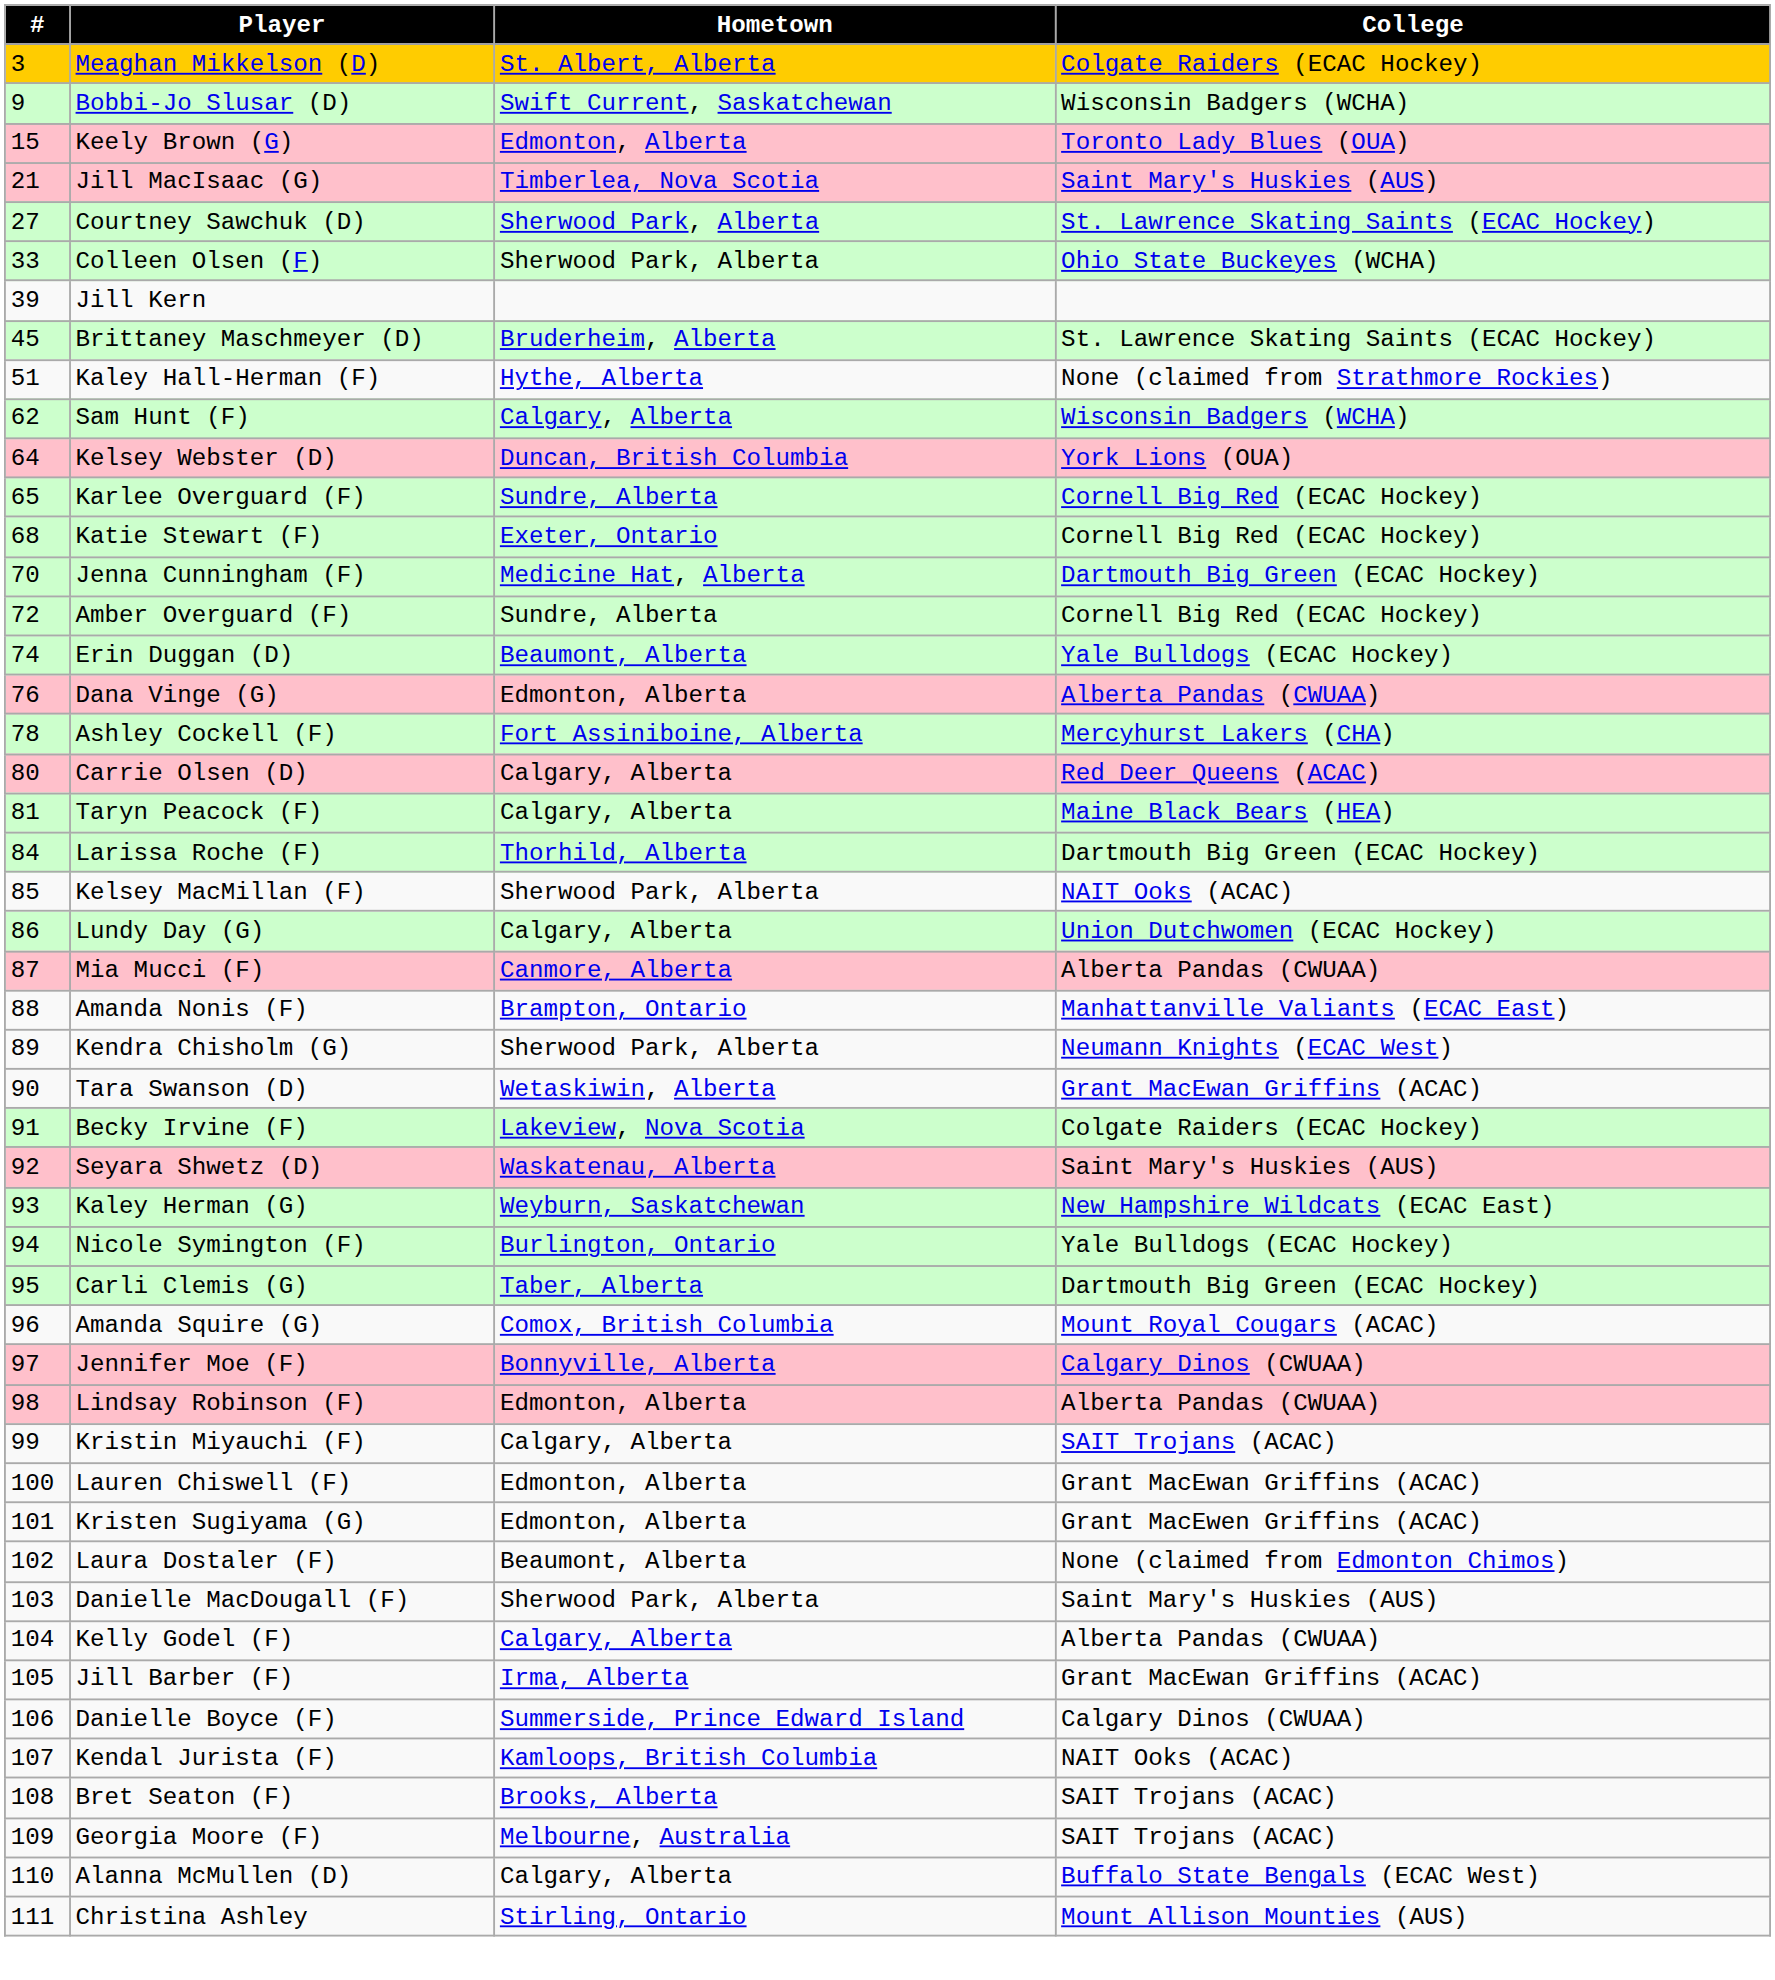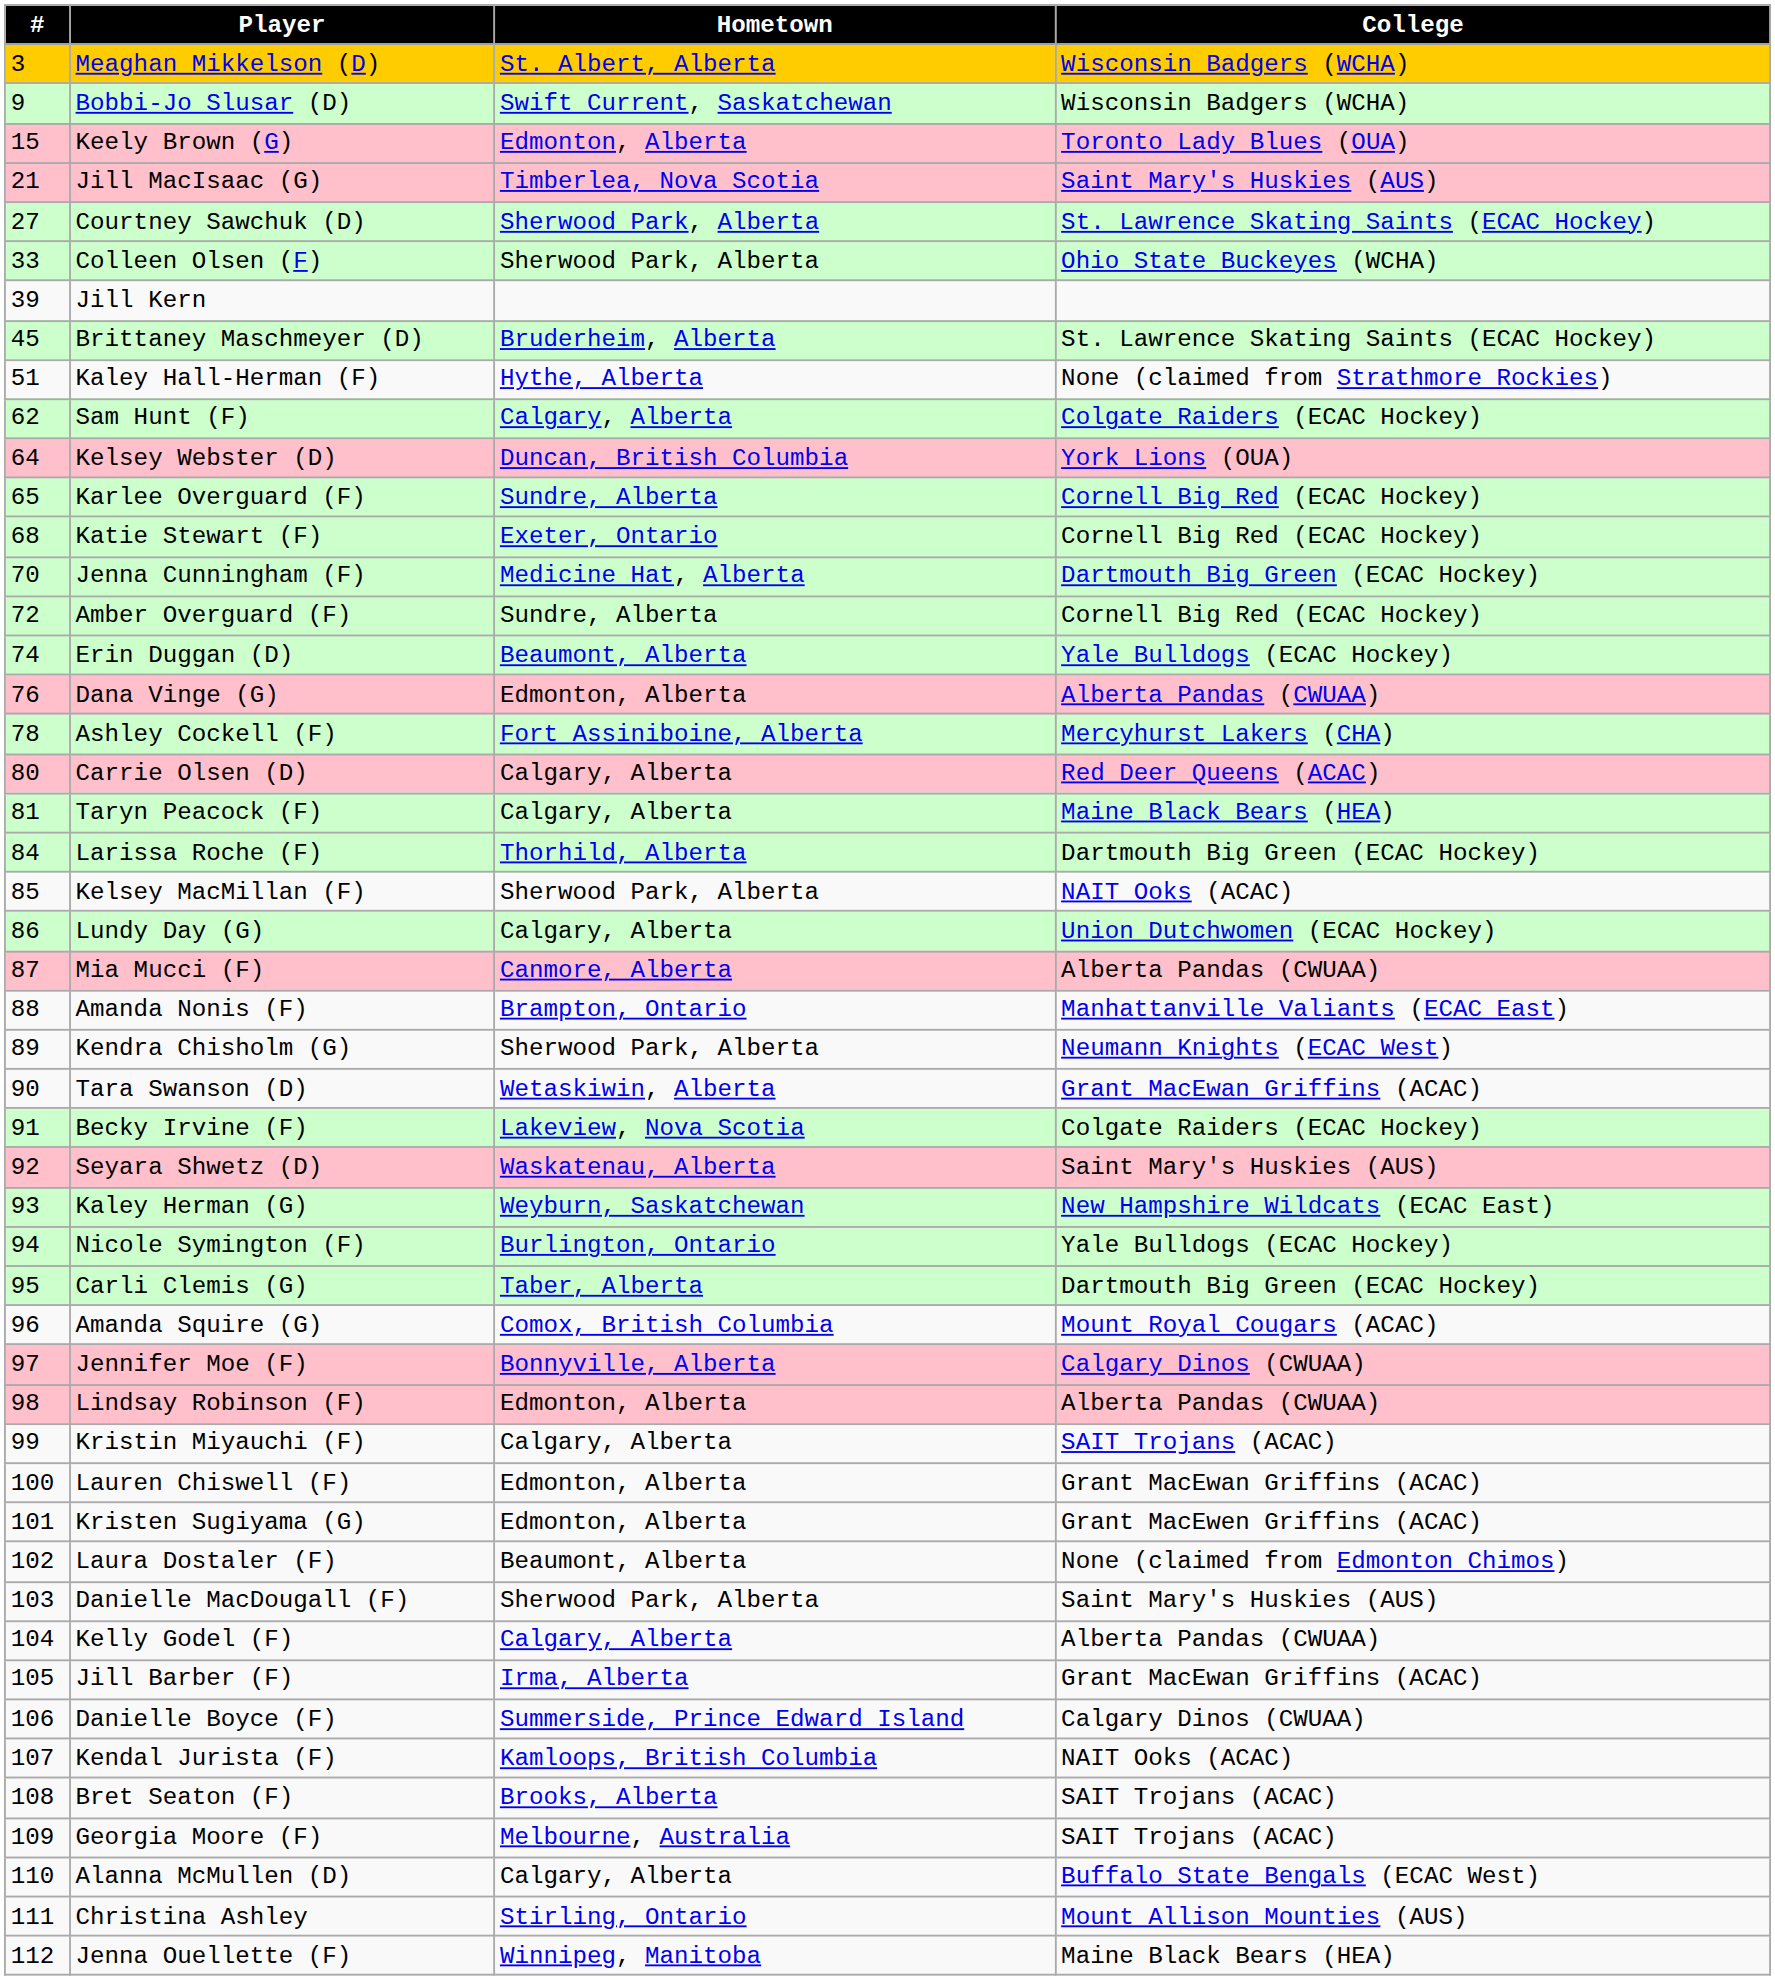(1272, 64) Colgate Raiders (ECAC Hockey) -> (1235, 64) Wisconsin Badgers (WCHA)
(1235, 419) Wisconsin Badgers (WCHA) -> (1272, 419) Colgate Raiders (ECAC Hockey)
+ row: (213, 1956)
